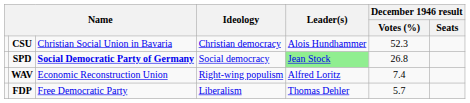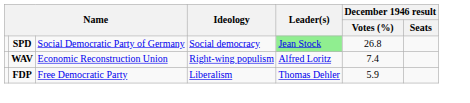- row: (22, 43)
(116, 59) bold -> (111, 43) normal
(399, 91) 5.7 -> (373, 75) 5.9
